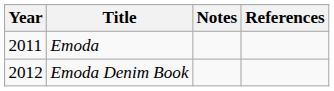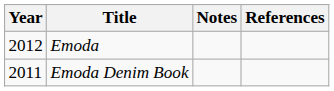(25, 45) 2011 -> (26, 45) 2012
(26, 72) 2012 -> (25, 72) 2011
